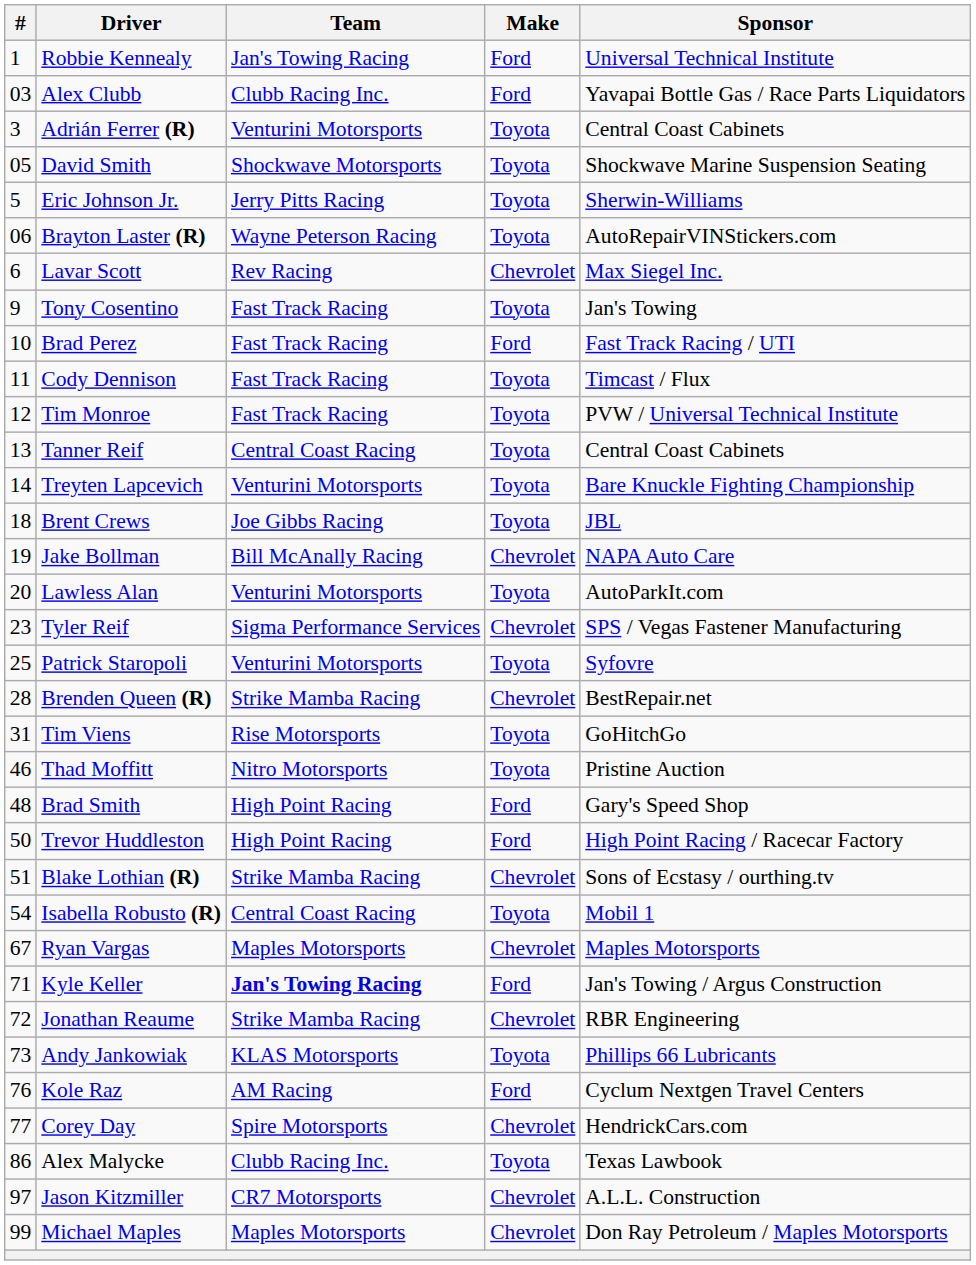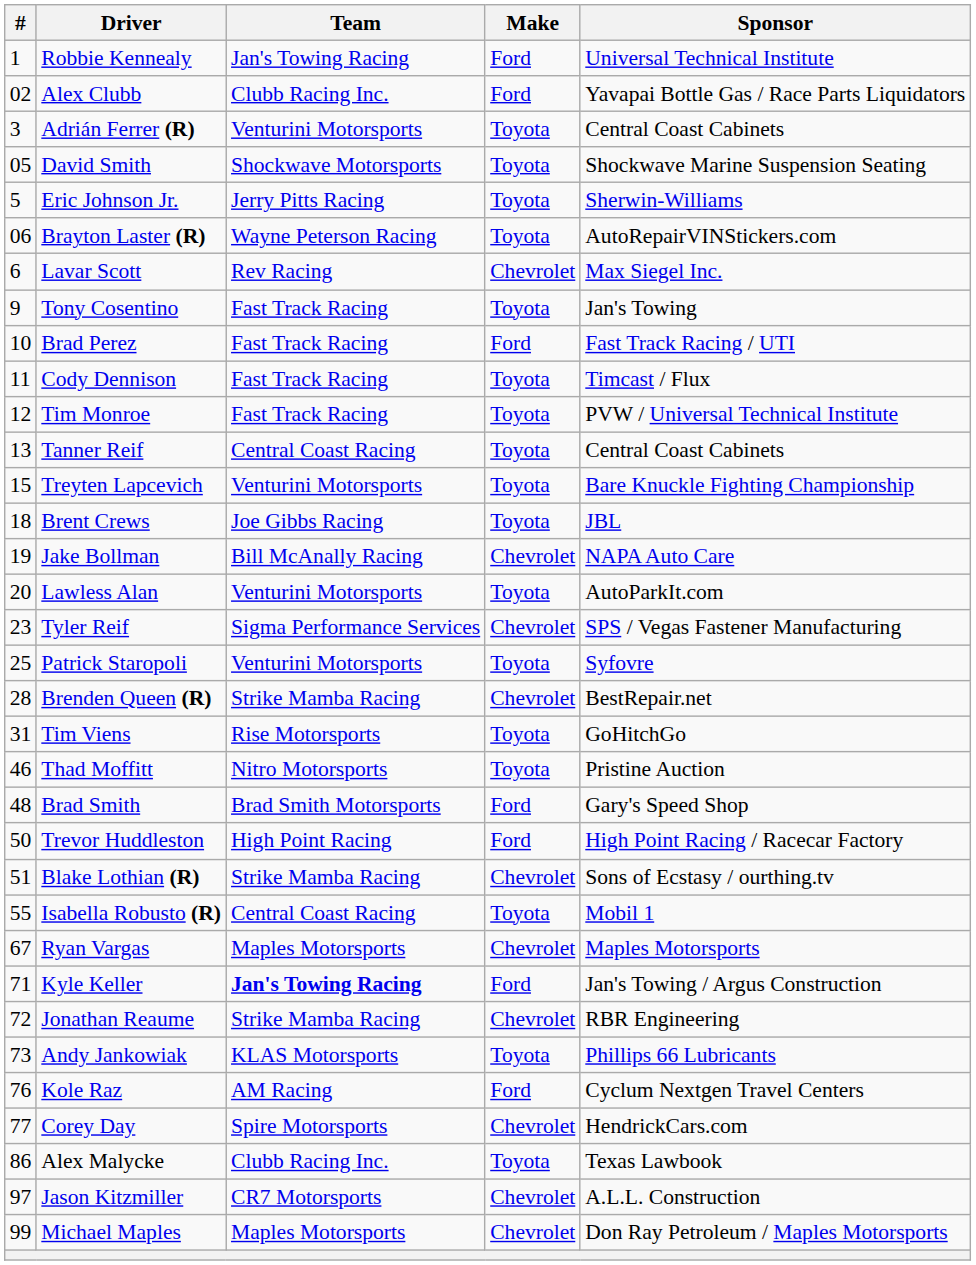(21, 93) 03 -> (21, 93) 02
(21, 485) 14 -> (21, 485) 15
(311, 805) High Point Racing -> (336, 805) Brad Smith Motorsports
(21, 912) 54 -> (21, 912) 55
